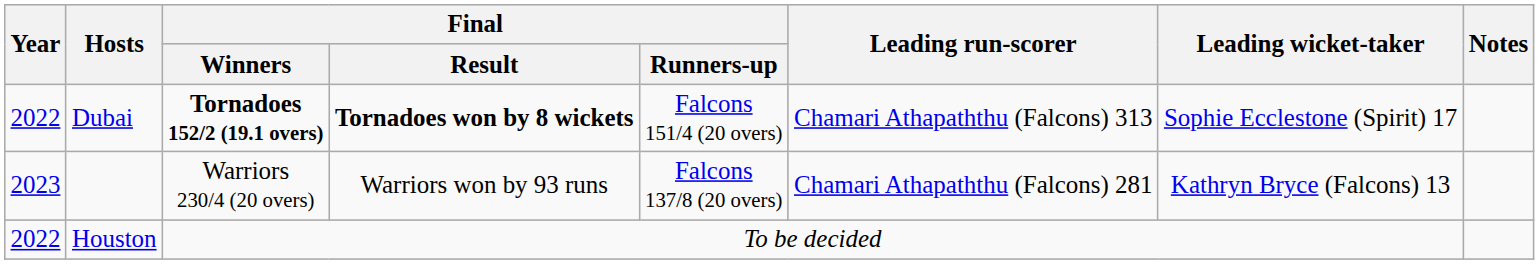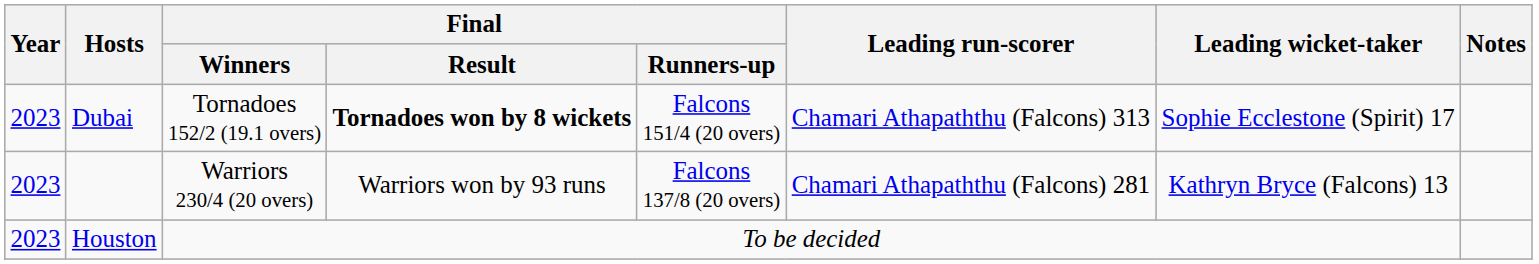(35, 117) 2022 -> (35, 117) 2023
(246, 117) bold -> (245, 117) normal
(35, 238) 2022 -> (35, 238) 2023
